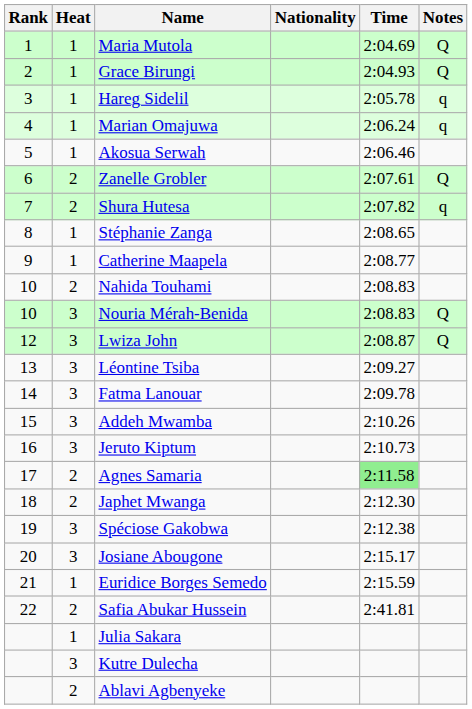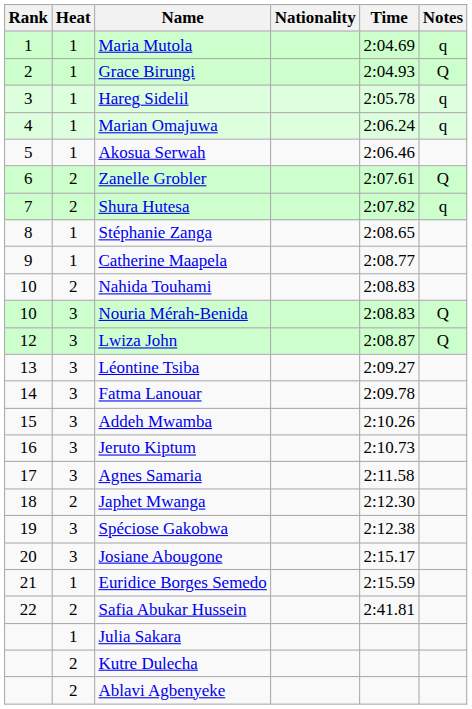(443, 44) Q -> (443, 44) q
(73, 475) 2 -> (73, 475) 3
(389, 475) lightgreen background -> (389, 475) no background
(73, 663) 3 -> (73, 663) 2
